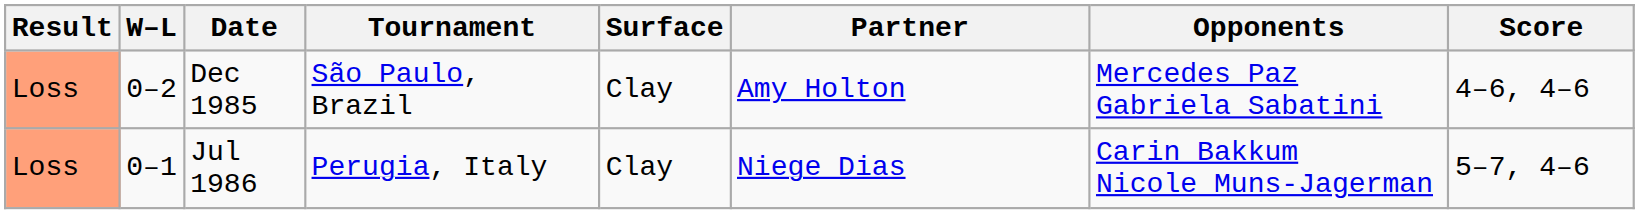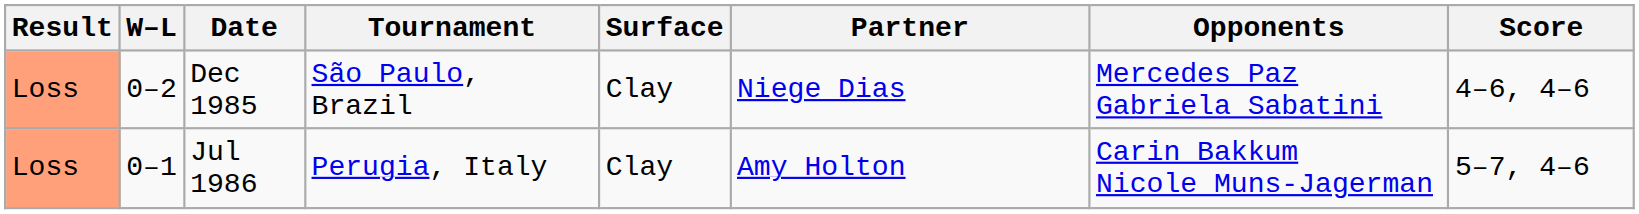(821, 90) Amy Holton -> (821, 90) Niege Dias
(821, 168) Niege Dias -> (821, 168) Amy Holton
